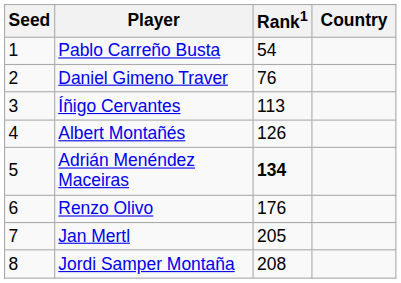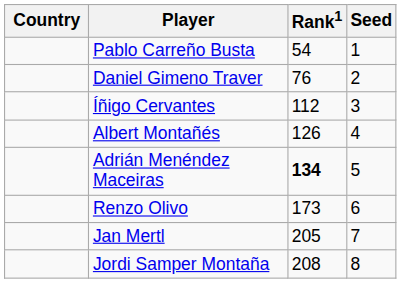columns swapped: (354, 20) <-> (29, 20)
(271, 106) 113 -> (306, 106) 112
(272, 208) 176 -> (306, 208) 173
